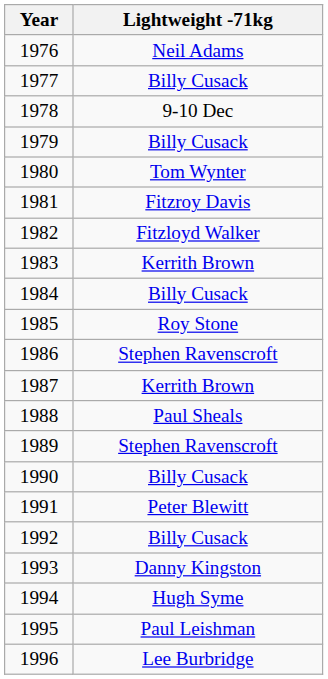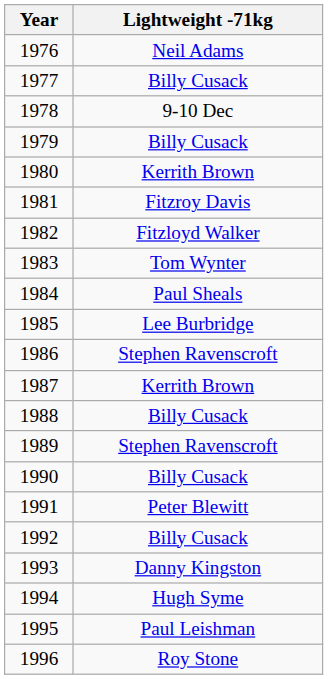(198, 171) Tom Wynter -> (198, 171) Kerrith Brown
(198, 263) Kerrith Brown -> (198, 263) Tom Wynter
(198, 293) Billy Cusack -> (198, 293) Paul Sheals
(198, 324) Roy Stone -> (198, 324) Lee Burbridge
(198, 415) Paul Sheals -> (198, 415) Billy Cusack
(198, 659) Lee Burbridge -> (198, 659) Roy Stone
